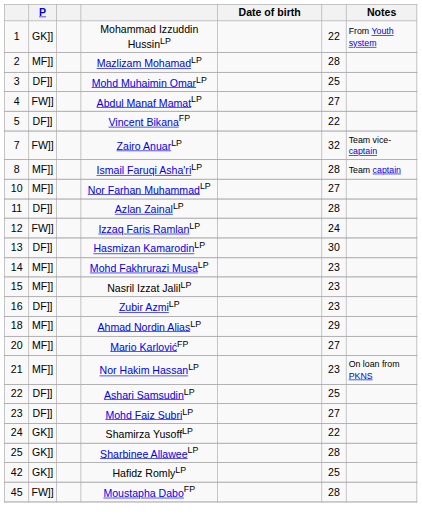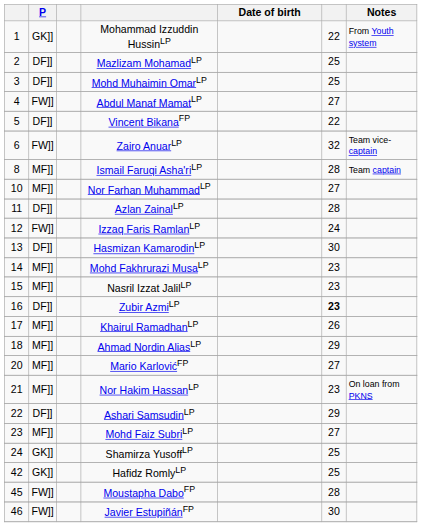(43, 62) MF]] -> (43, 62) DF]]
(334, 62) 28 -> (334, 62) 25
(17, 145) 7 -> (17, 145) 6
(334, 306) normal -> (334, 306) bold
+ row: (149, 326)
(334, 394) 25 -> (334, 413) 29
(43, 413) DF]] -> (43, 433) MF]]
(334, 433) 22 -> (334, 453) 25
- row: (149, 453)
+ row: (149, 511)
